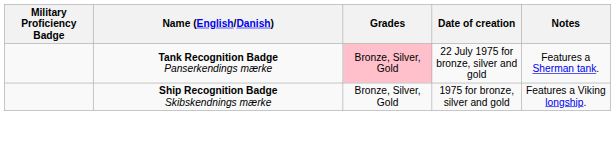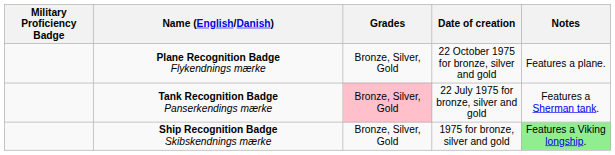+ row: (218, 63)
(566, 96) no background -> (566, 136) lightgreen background
